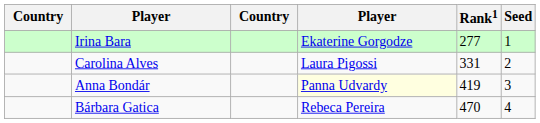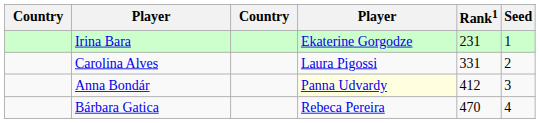(470, 41) 277 -> (470, 41) 231
(470, 85) 419 -> (470, 85) 412
